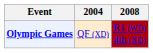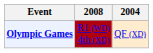columns swapped: (93, 12) <-> (130, 12)
